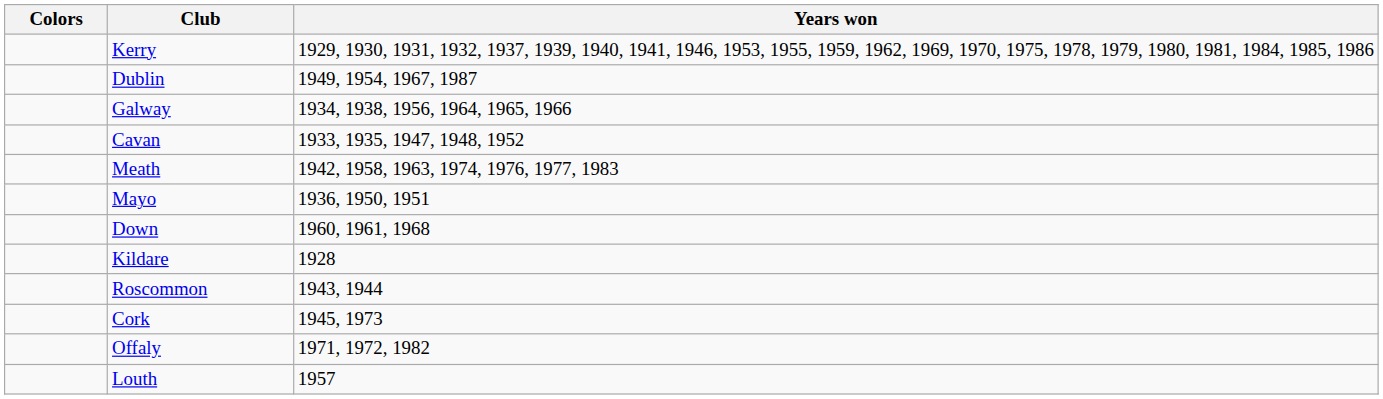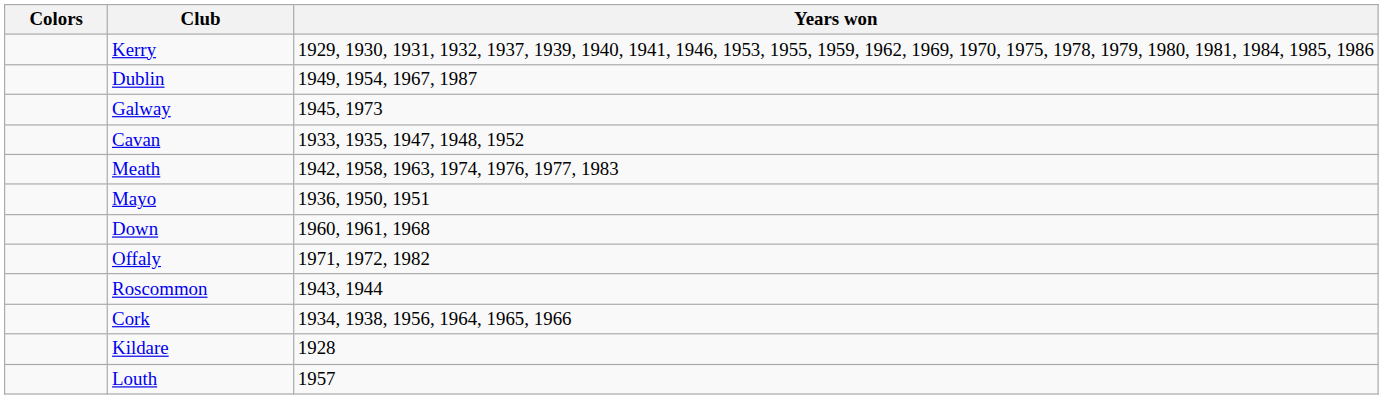(435, 109) 1934, 1938, 1956, 1964, 1965, 1966 -> (340, 109) 1945, 1973
rows swapped: (137, 348) <-> (140, 259)
(340, 318) 1945, 1973 -> (435, 318) 1934, 1938, 1956, 1964, 1965, 1966
